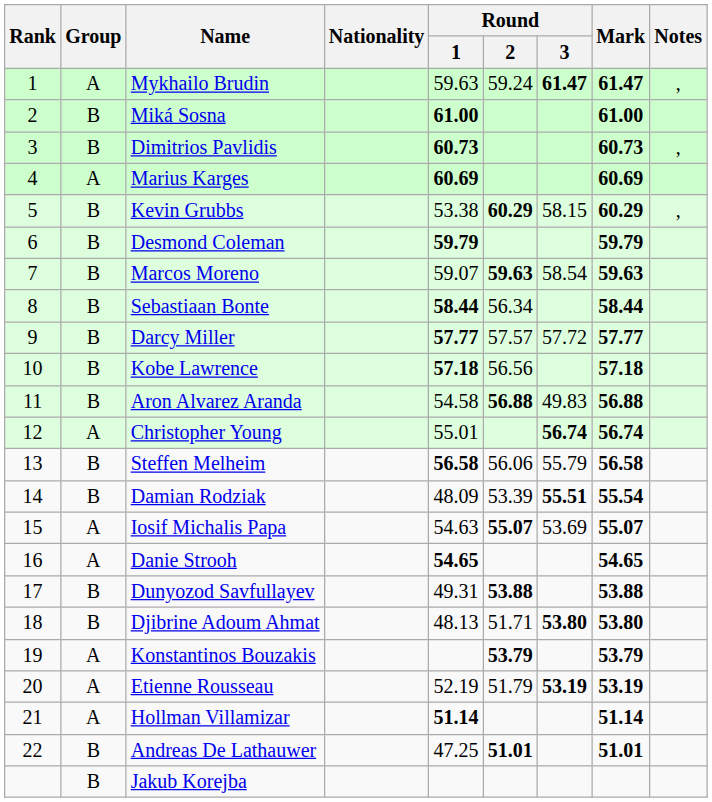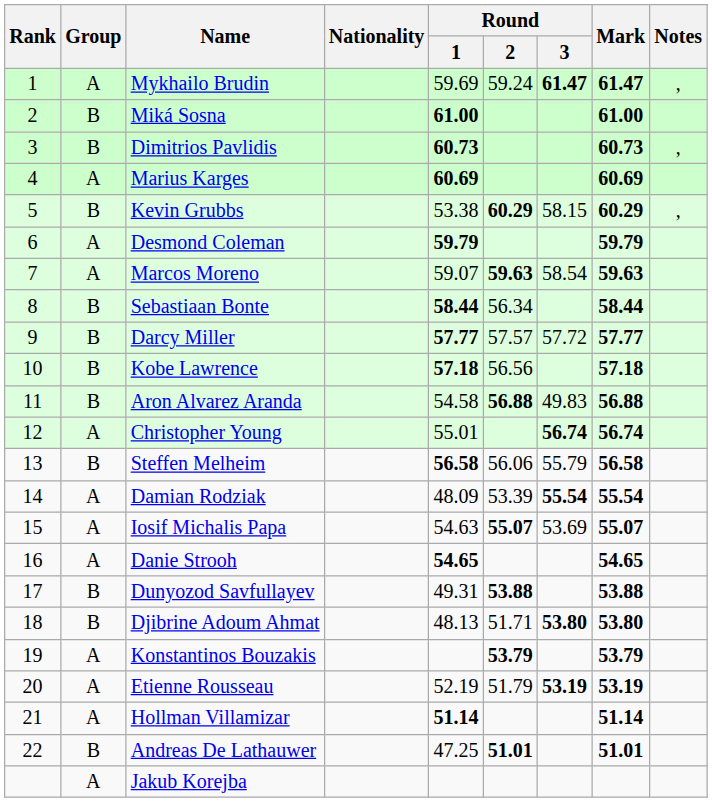(456, 83) 59.63 -> (456, 83) 59.69
(93, 242) B -> (93, 242) A
(93, 274) B -> (93, 274) A
(93, 496) B -> (93, 496) A
(565, 496) 55.51 -> (565, 496) 55.54
(93, 781) B -> (93, 781) A
